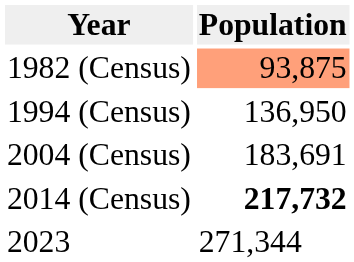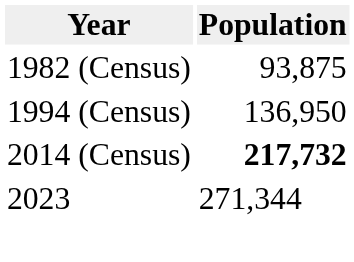(303, 67) lightsalmon background -> (303, 67) no background
- row: (99, 154)
